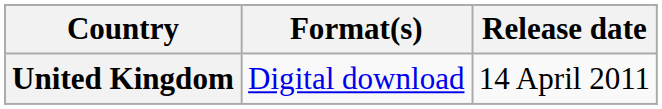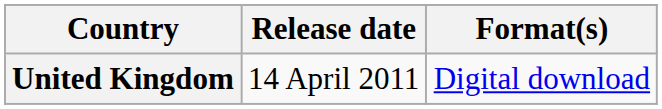columns swapped: (564, 29) <-> (356, 29)
